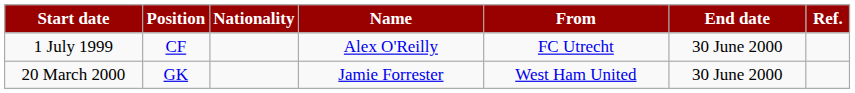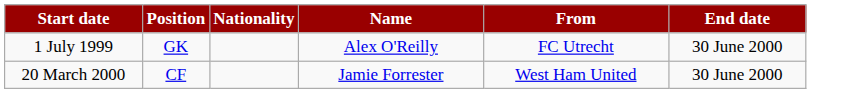- column: (828, 18)
(176, 46) CF -> (176, 46) GK
(176, 74) GK -> (176, 74) CF
